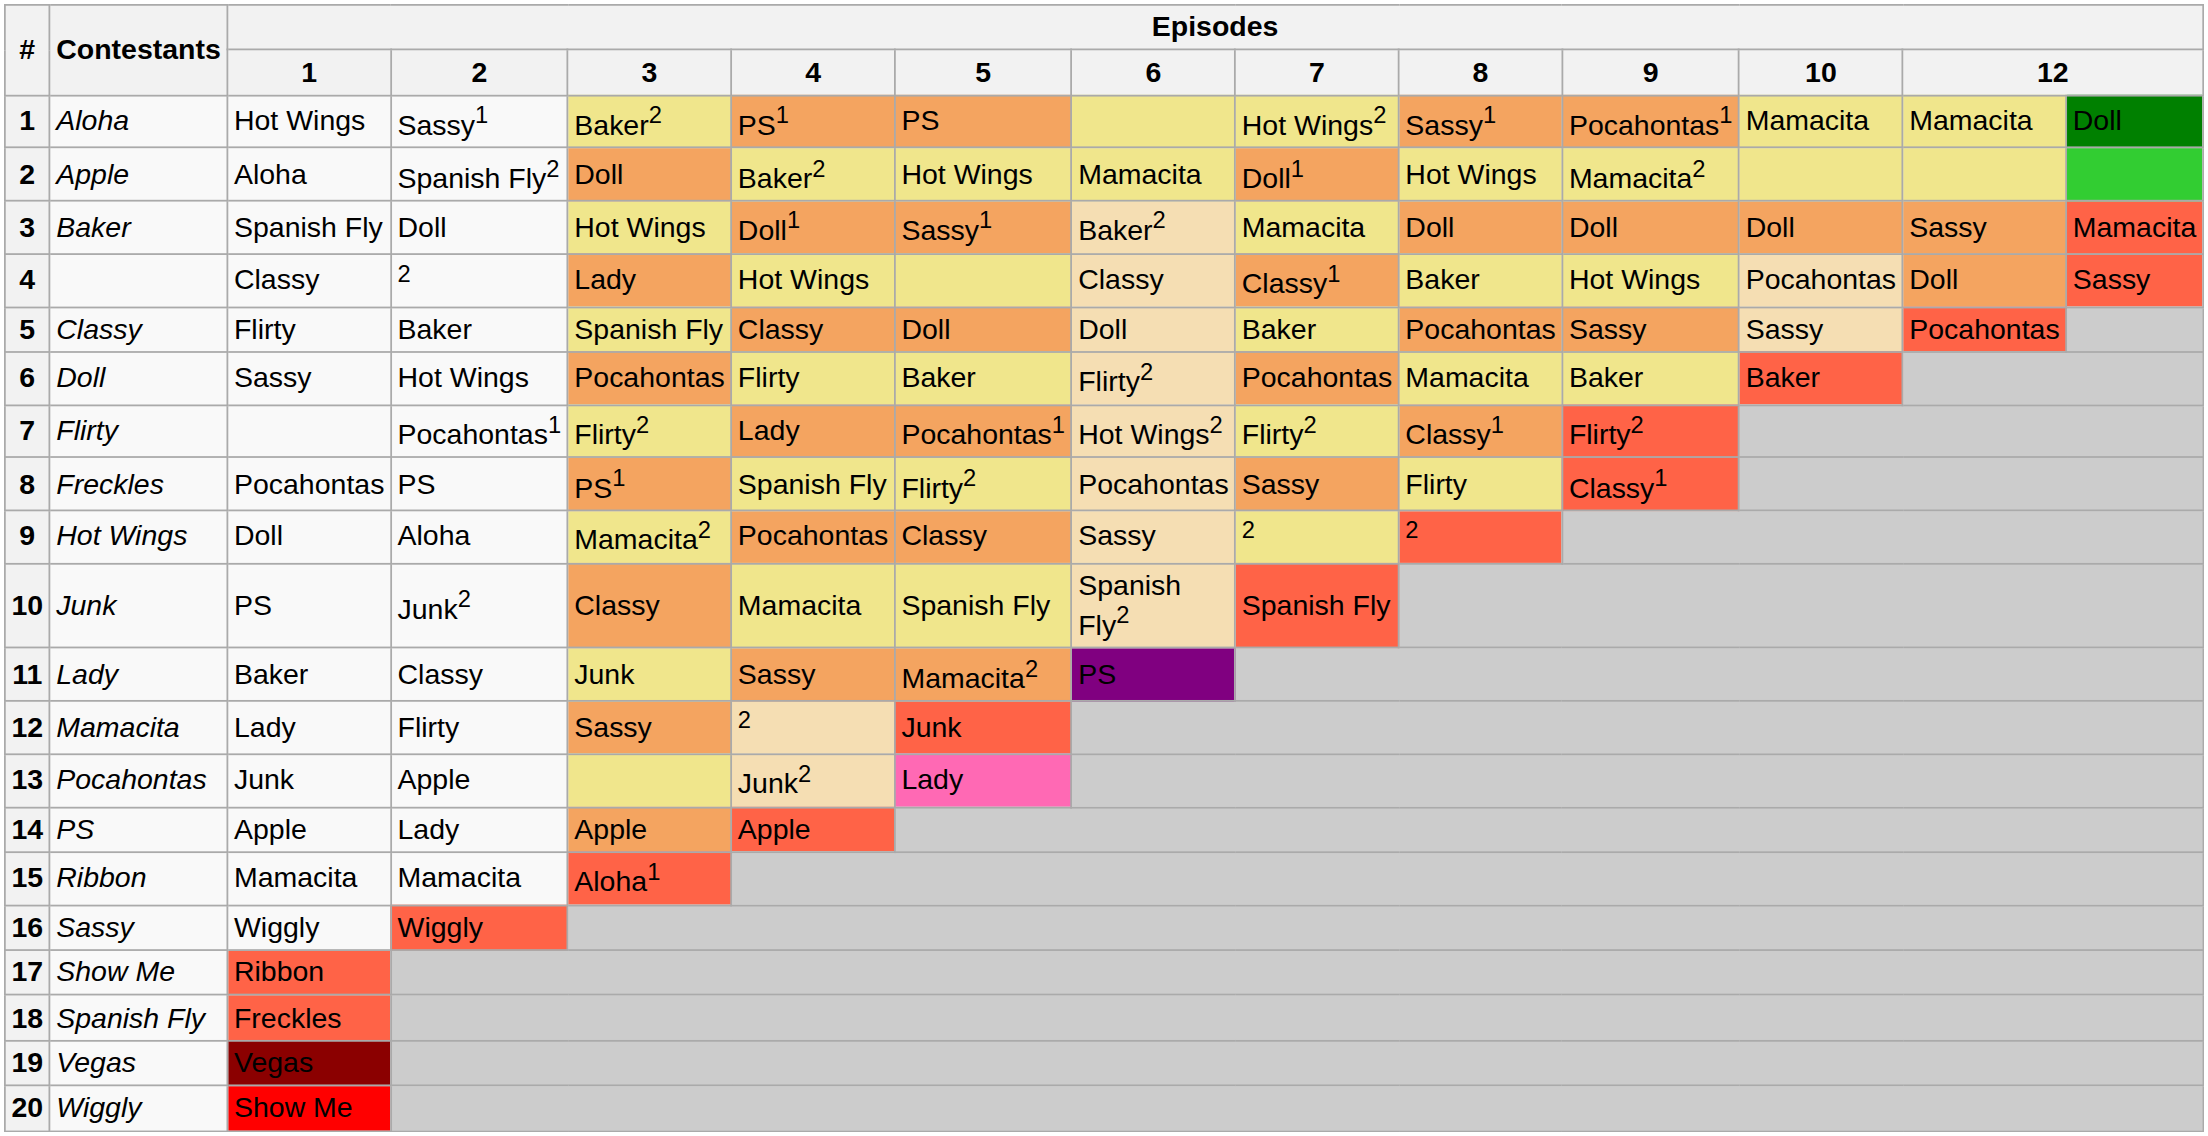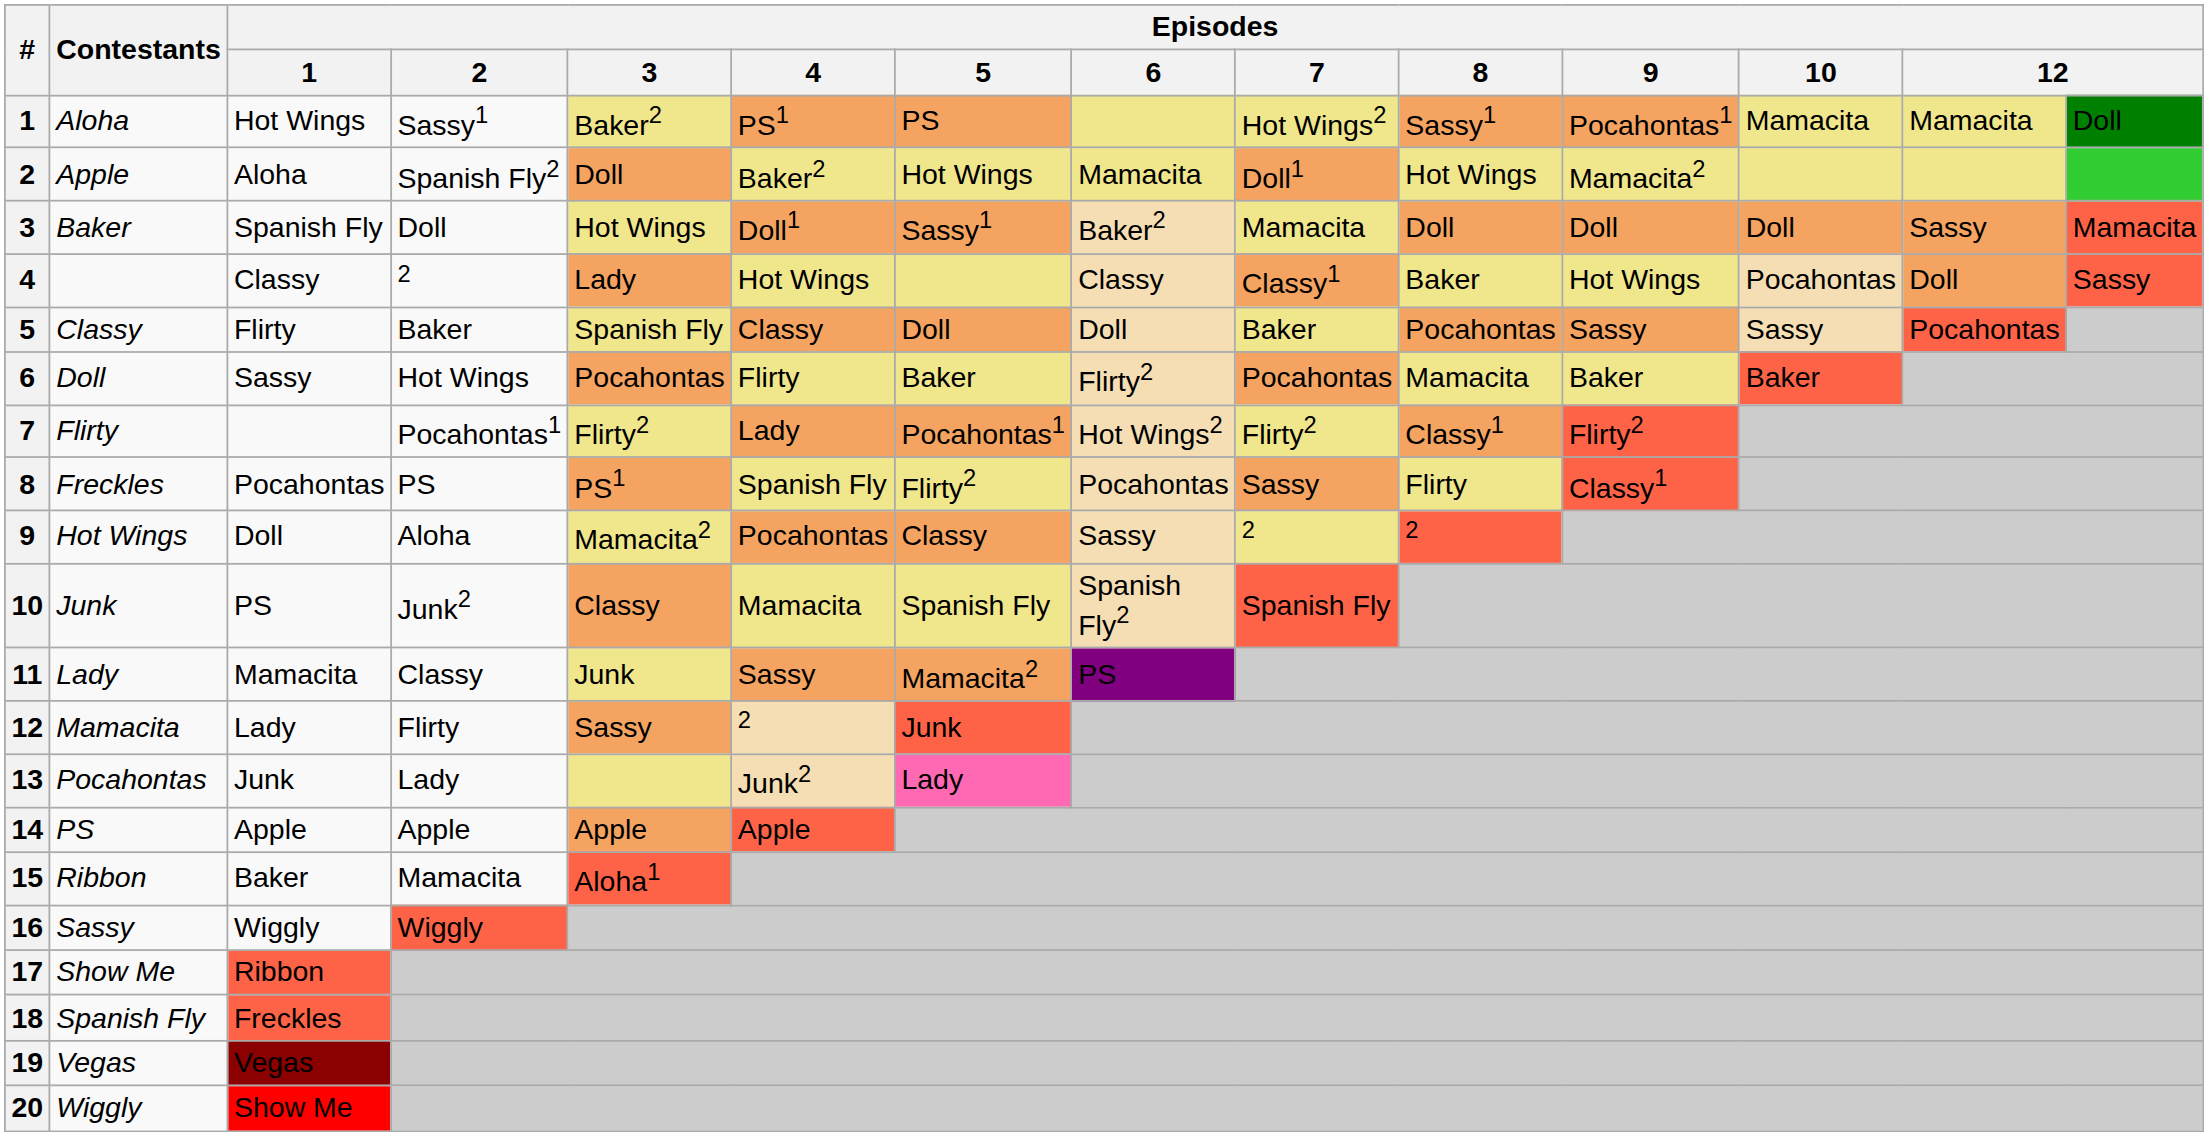(271, 674) Baker -> (296, 674) Mamacita
(434, 780) Apple -> (428, 780) Lady
(428, 829) Lady -> (434, 829) Apple
(296, 878) Mamacita -> (271, 878) Baker
